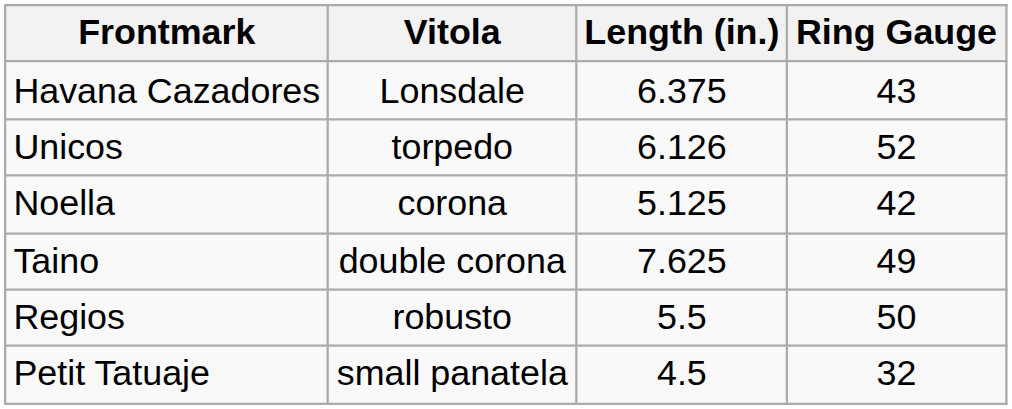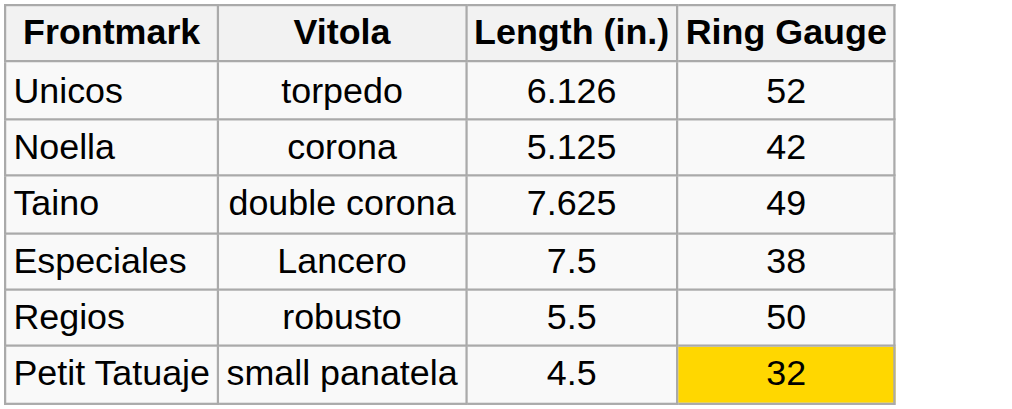- row: (167, 89)
+ row: (100, 260)
(896, 373) no background -> (786, 373) gold background
